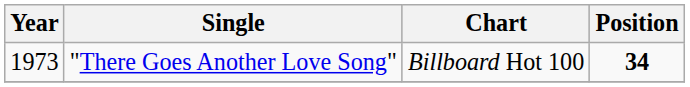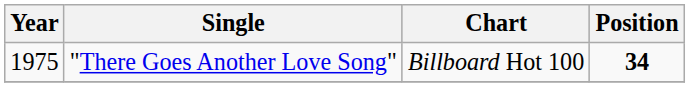(34, 61) 1973 -> (34, 61) 1975
